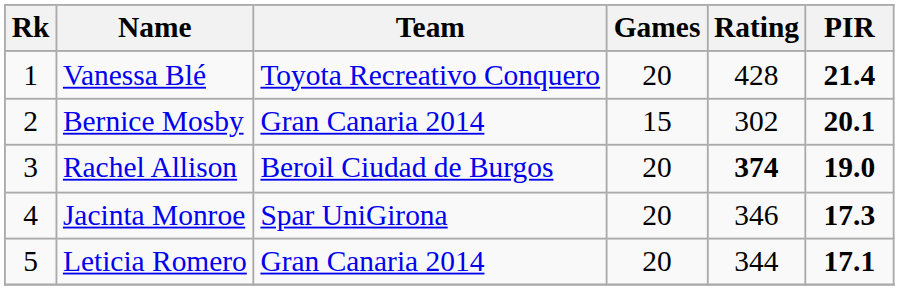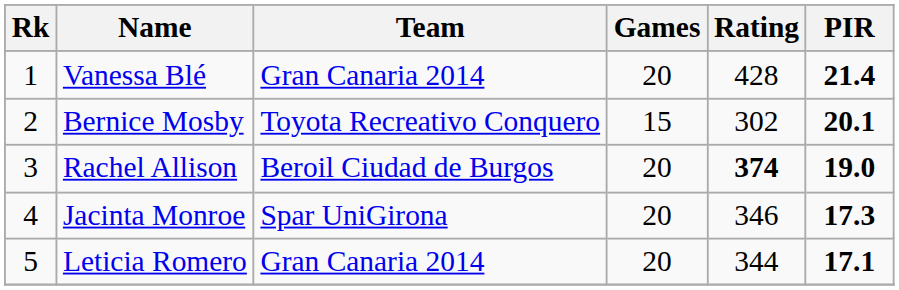(430, 74) Toyota Recreativo Conquero -> (372, 74) Gran Canaria 2014
(372, 121) Gran Canaria 2014 -> (430, 121) Toyota Recreativo Conquero
